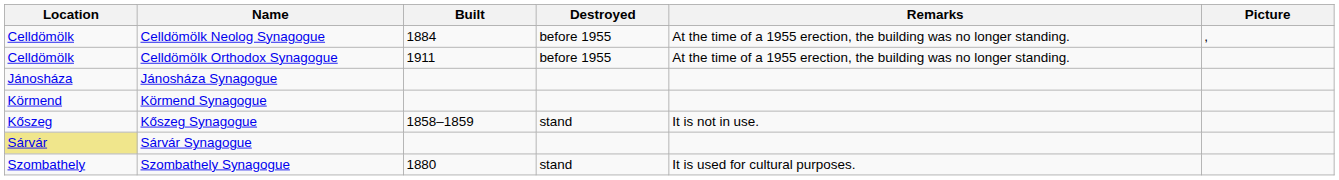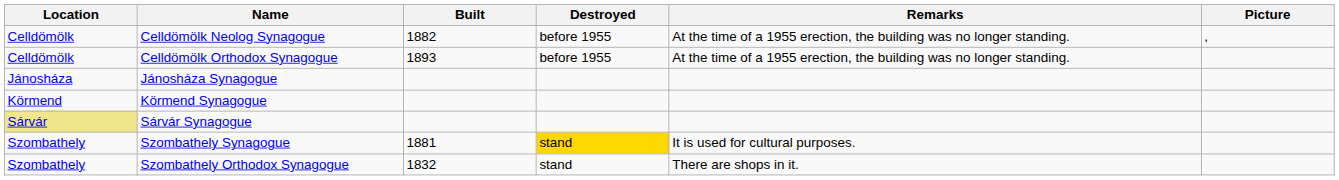(421, 36) 1884 -> (421, 36) 1882
(421, 57) 1911 -> (421, 57) 1893
- row: (199, 121)
(421, 164) 1880 -> (421, 143) 1881
(556, 164) no background -> (556, 143) gold background
+ row: (245, 164)
